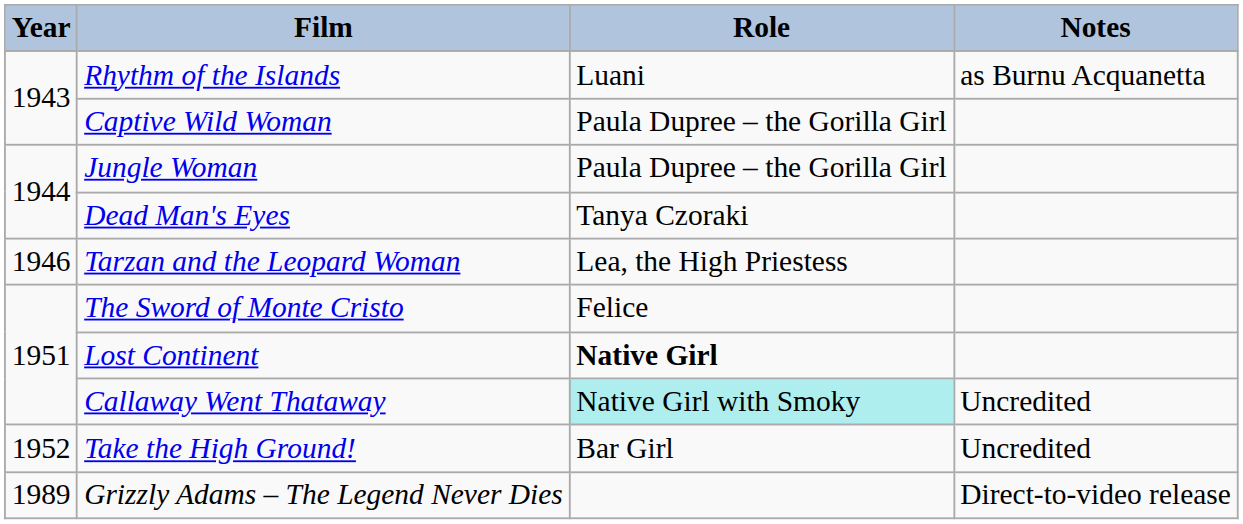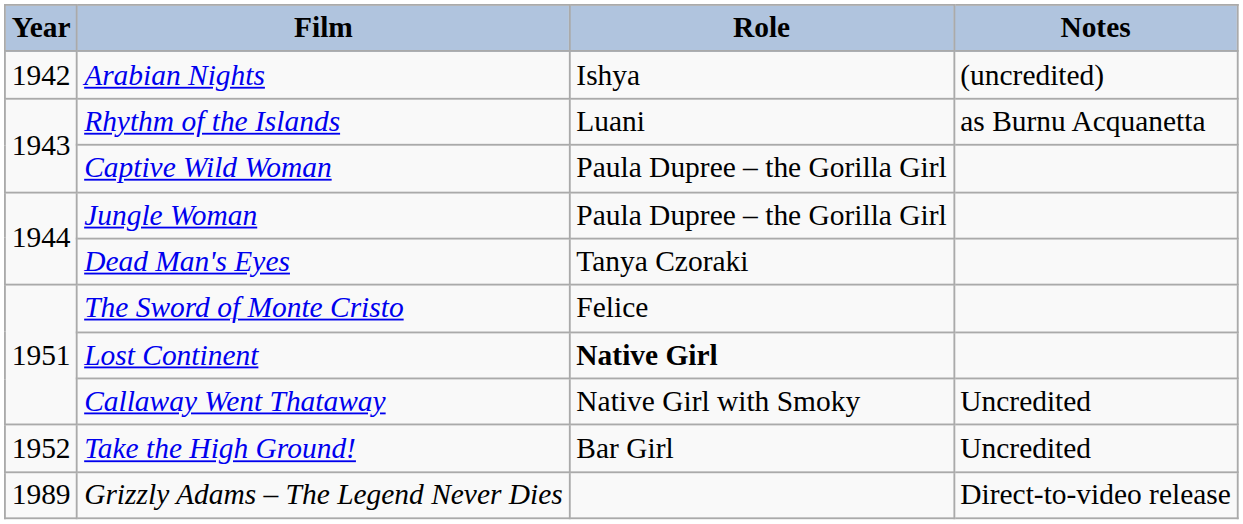+ row: (175, 74)
- row: (272, 261)
(718, 401) paleturquoise background -> (718, 401) no background
